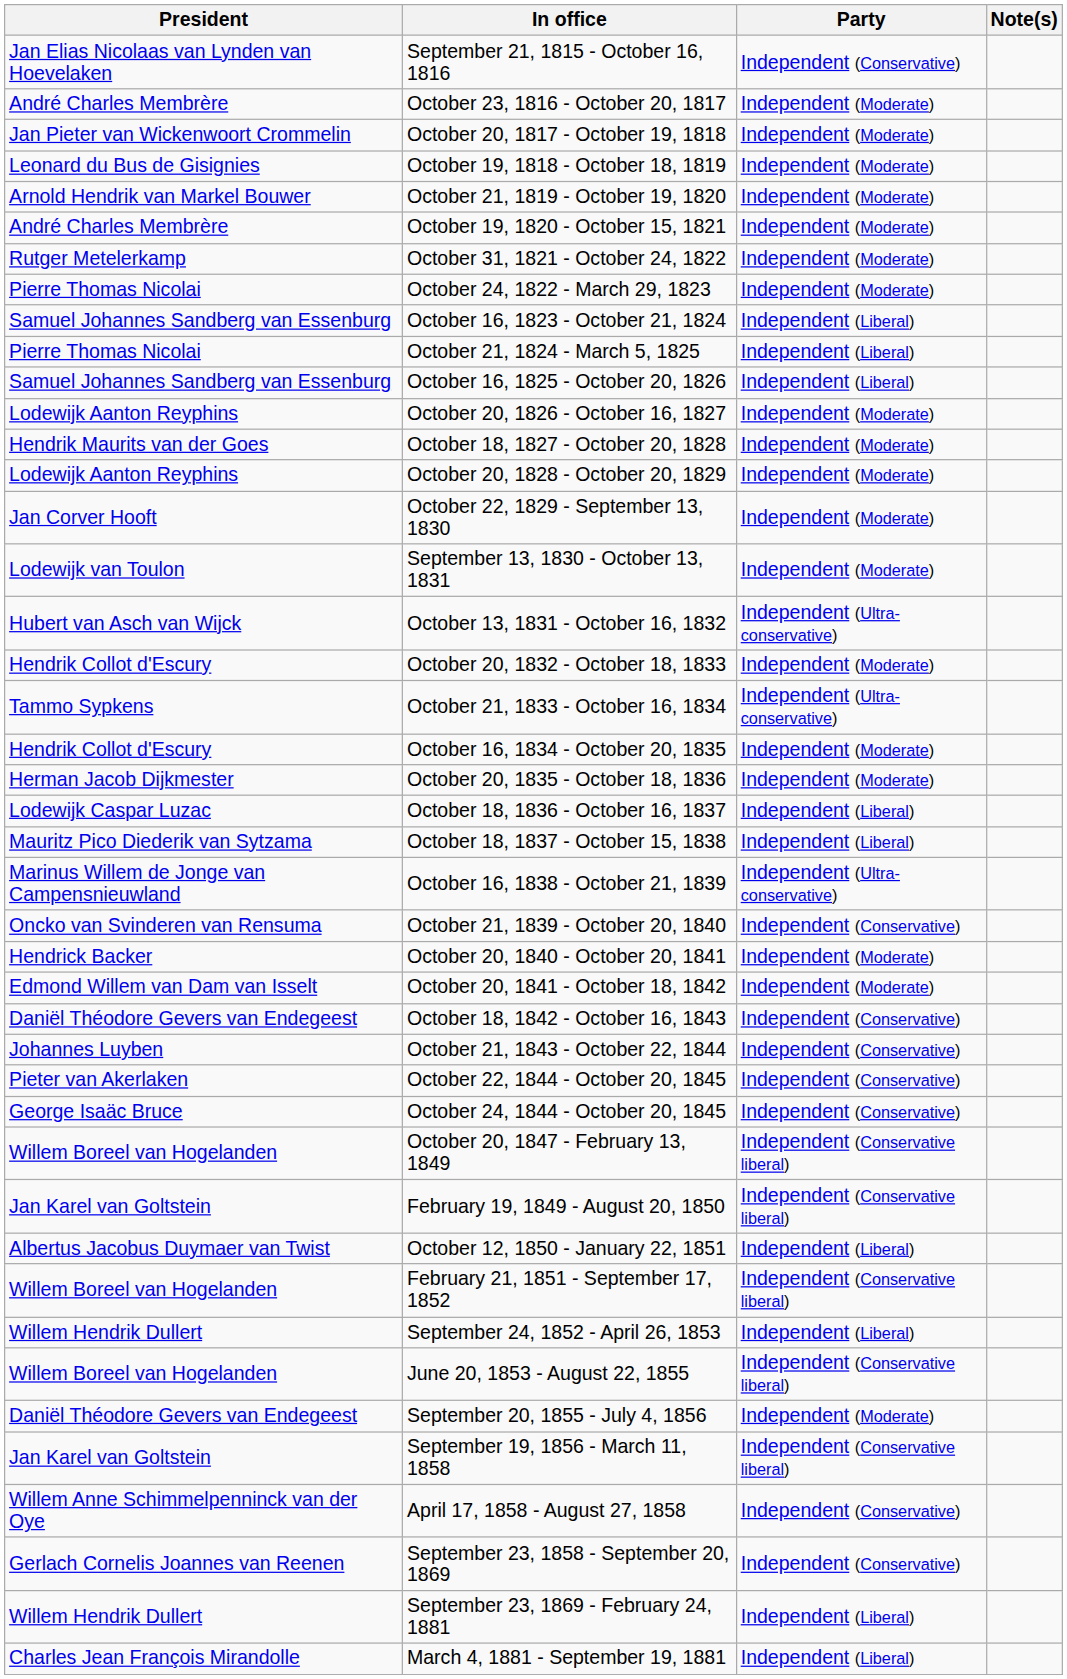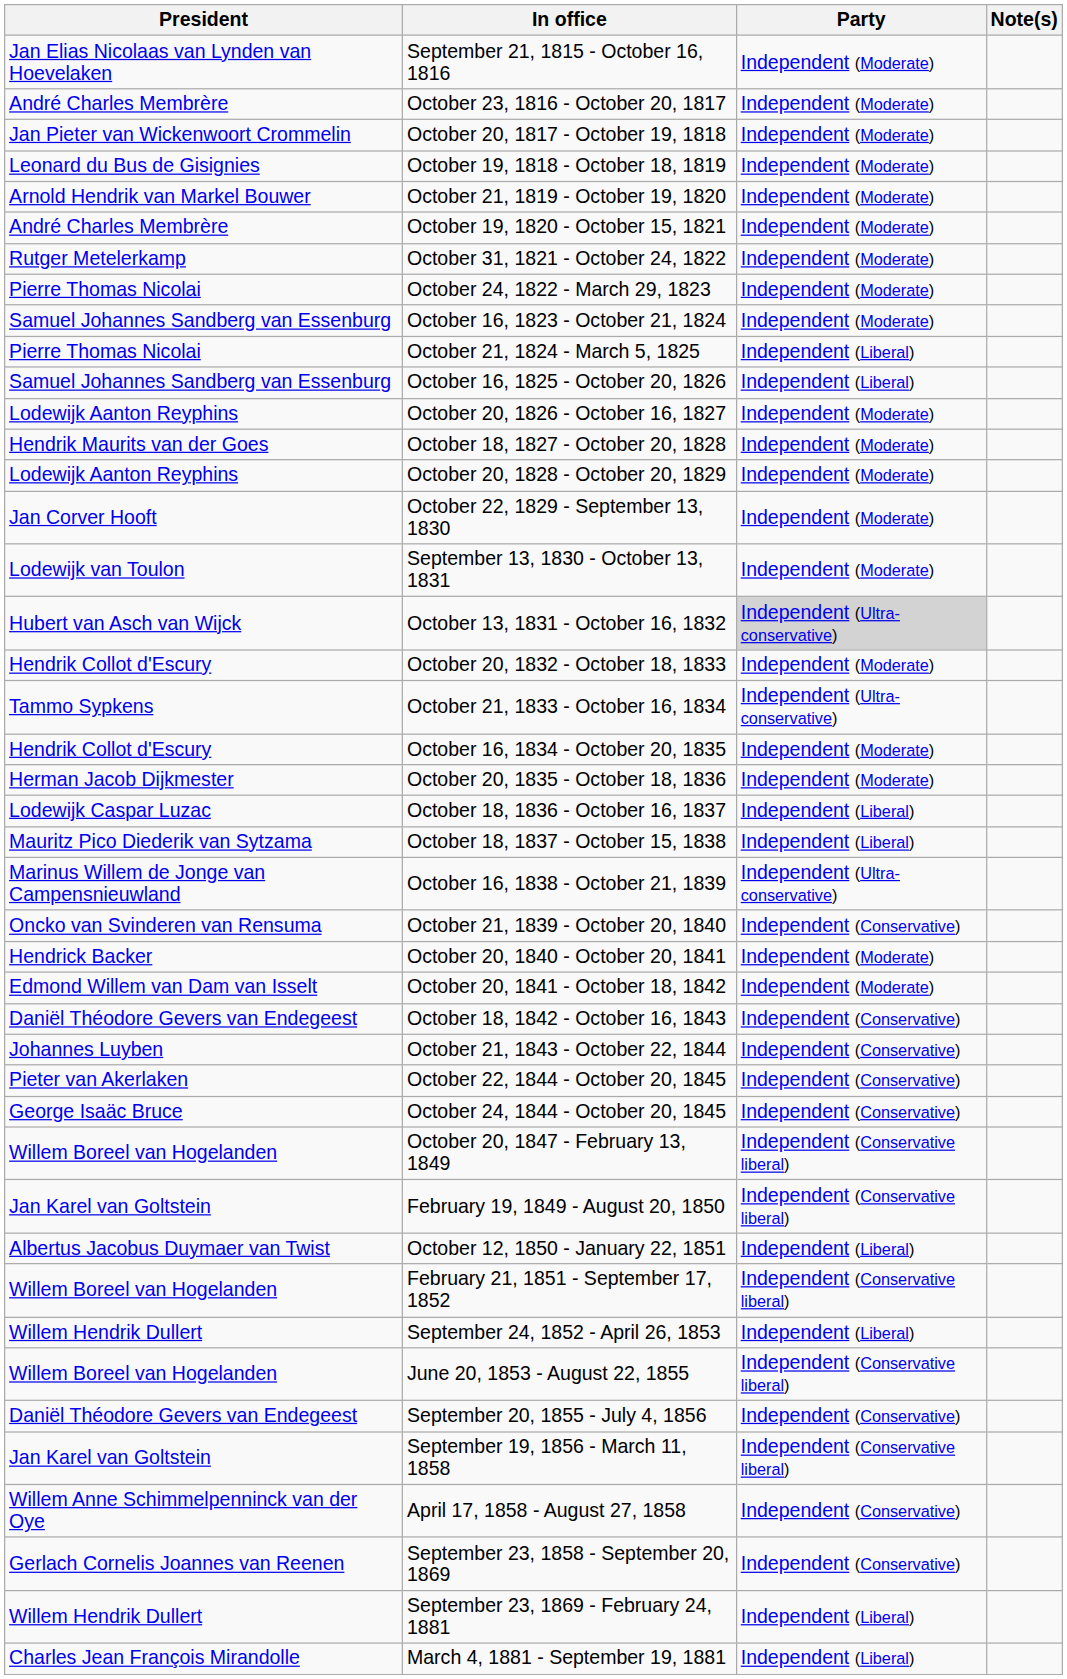(851, 61) Independent (Conservative) -> (838, 61) Independent (Moderate)
(828, 320) Independent (Liberal) -> (838, 320) Independent (Moderate)
(820, 623) no background -> (820, 623) lightgrey background
(838, 1415) Independent (Moderate) -> (851, 1415) Independent (Conservative)
